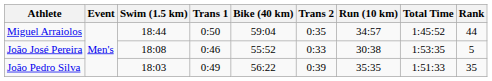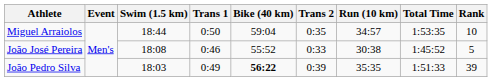(428, 31) 1:45:52 -> (428, 31) 1:53:35
(472, 31) 44 -> (472, 31) 10
(428, 50) 1:53:35 -> (428, 50) 1:45:52
(263, 68) normal -> (263, 68) bold
(472, 68) 35 -> (472, 68) 39
